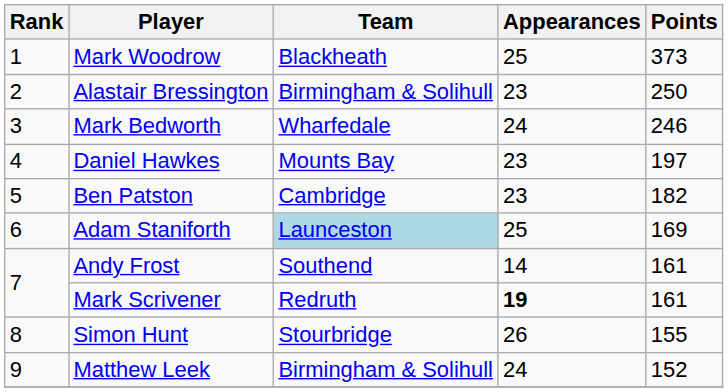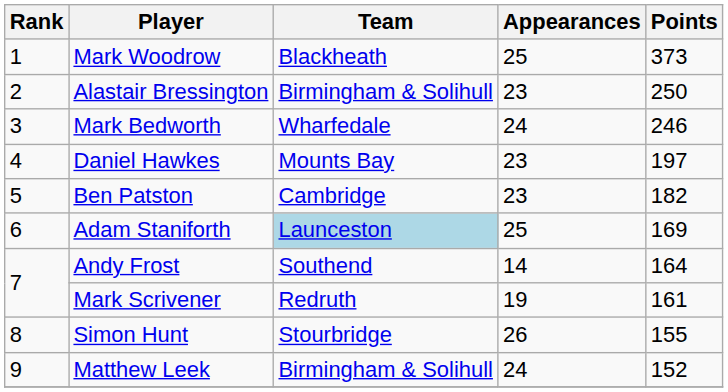(669, 265) 161 -> (669, 265) 164
(515, 299) bold -> (515, 299) normal
